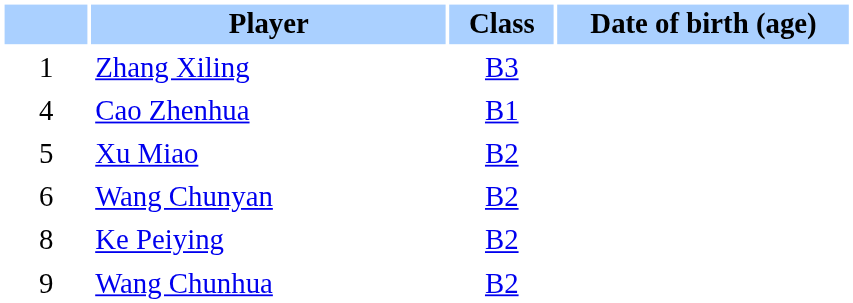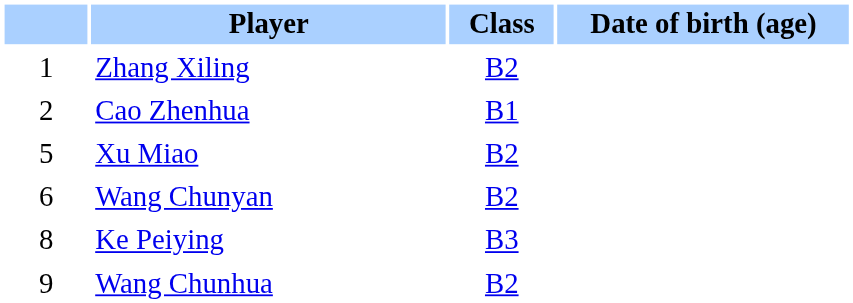(502, 67) B3 -> (502, 67) B2
(46, 110) 4 -> (46, 110) 2
(502, 239) B2 -> (502, 239) B3
